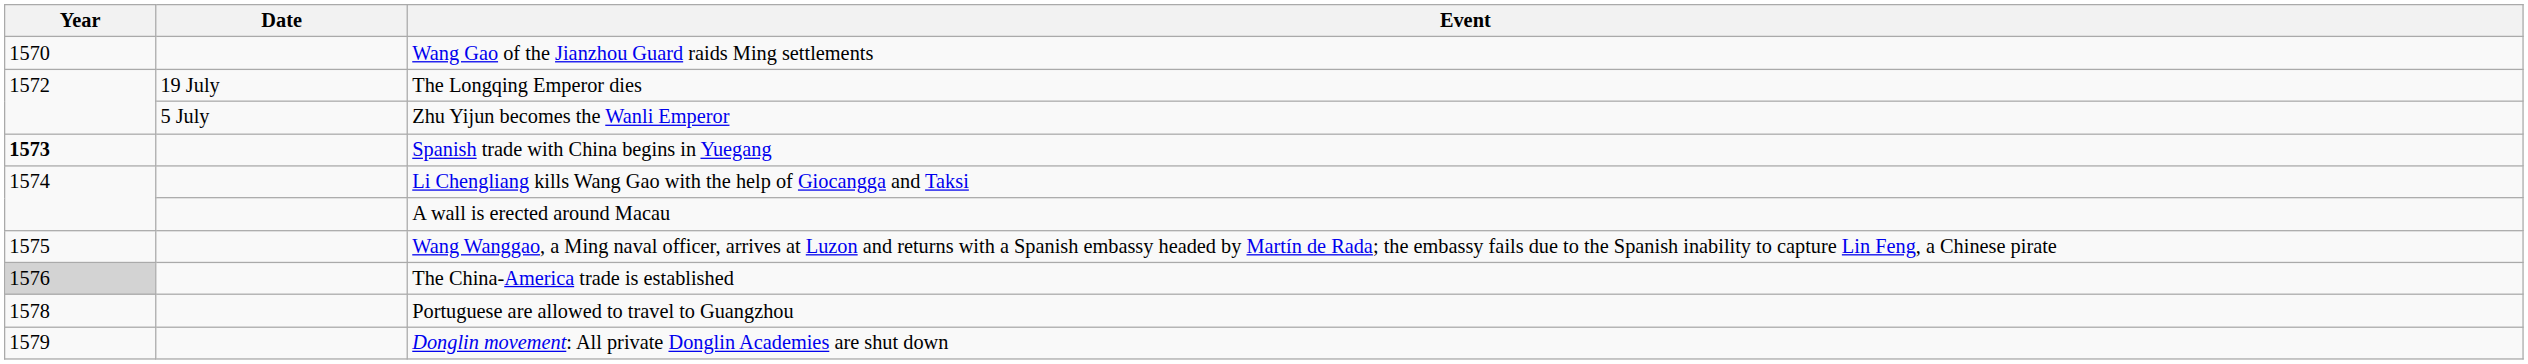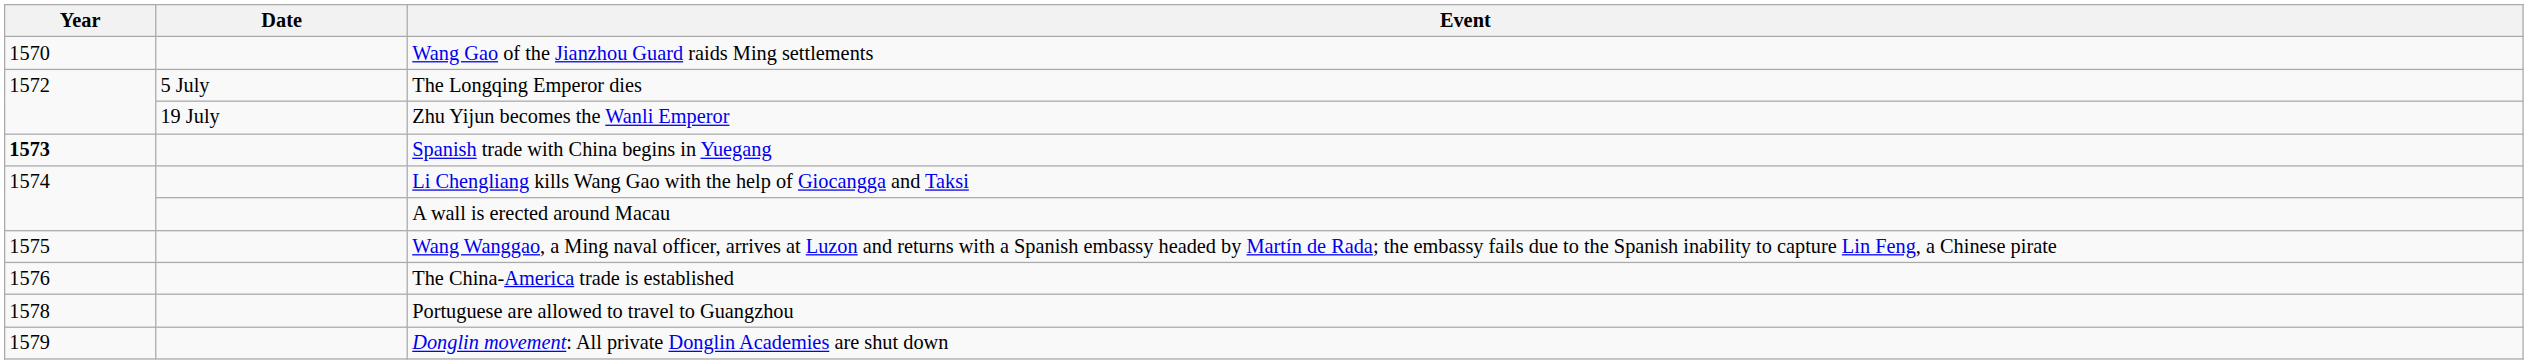(190, 85) 19 July -> (185, 85) 5 July
(185, 117) 5 July -> (190, 117) 19 July
(30, 278) lightgrey background -> (30, 278) no background
